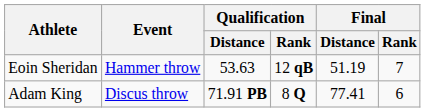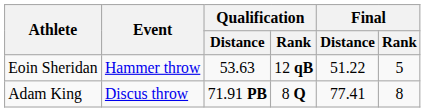(348, 68) 51.19 -> (348, 68) 51.22
(399, 68) 7 -> (399, 68) 5
(399, 94) 6 -> (399, 94) 8
